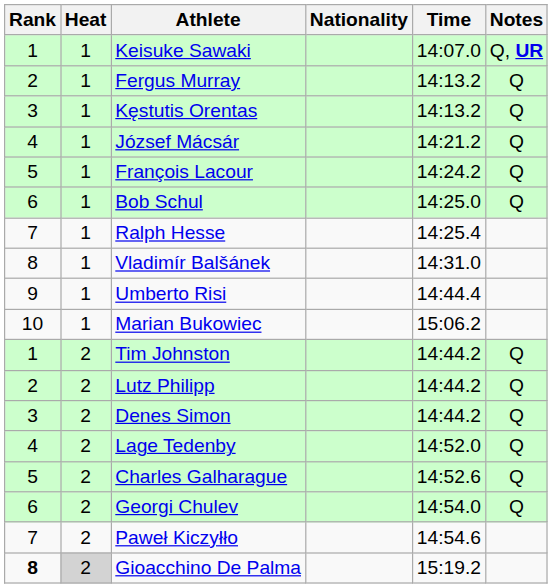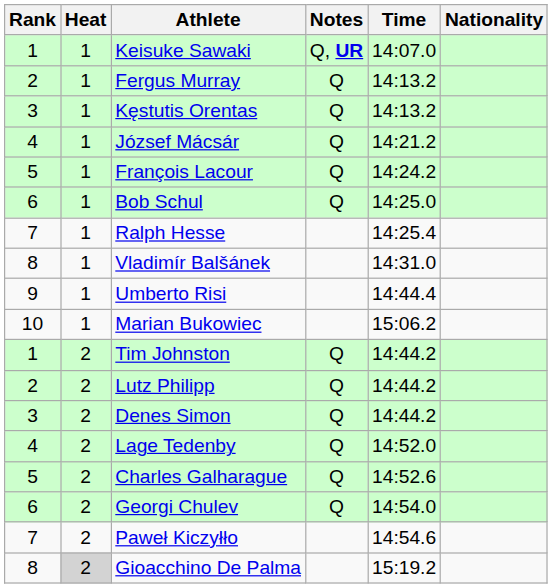columns swapped: (359, 19) <-> (516, 19)
(32, 567) bold -> (32, 567) normal
